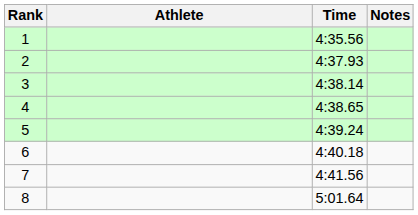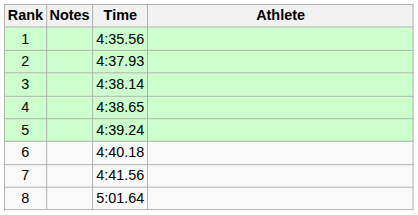columns swapped: (179, 15) <-> (390, 15)
